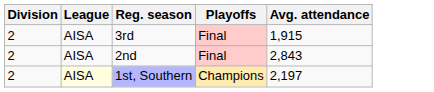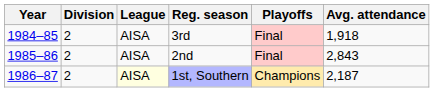+ column: (33, 14)
(286, 35) 1,915 -> (342, 35) 1,918
(286, 76) 2,197 -> (342, 76) 2,187
